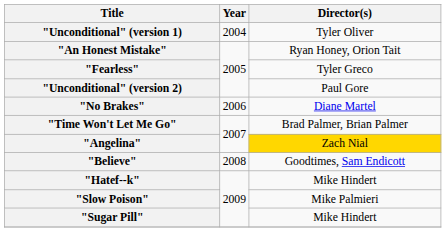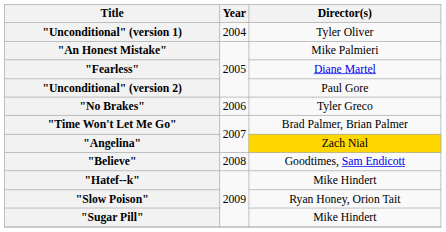(345, 50) Ryan Honey, Orion Tait -> (345, 50) Mike Palmieri
(345, 69) Tyler Greco -> (345, 69) Diane Martel
(345, 106) Diane Martel -> (345, 106) Tyler Greco
(345, 198) Mike Palmieri -> (345, 198) Ryan Honey, Orion Tait
